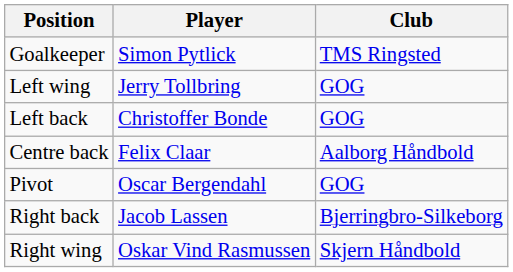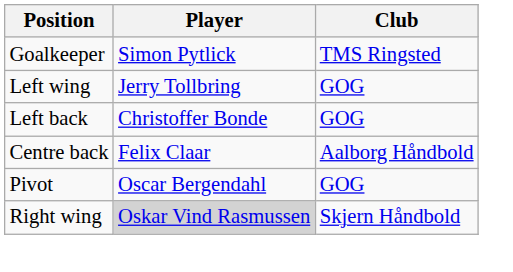- row: (54, 217)
(214, 250) no background -> (214, 217) lightgrey background
